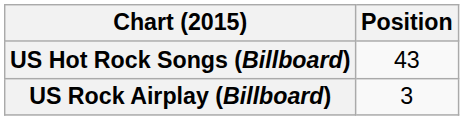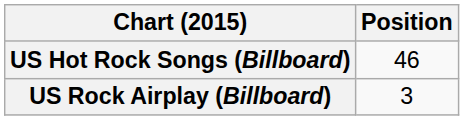(407, 59) 43 -> (407, 59) 46
